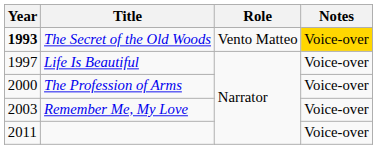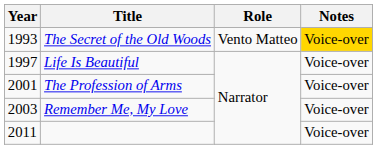(23, 39) bold -> (23, 39) normal
(23, 86) 2000 -> (23, 86) 2001
